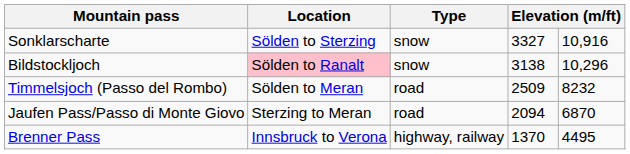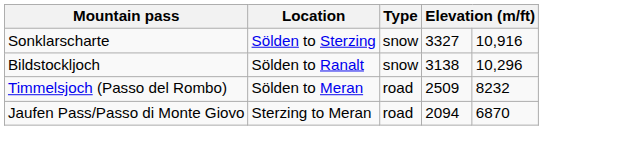(308, 64) pink background -> (308, 64) no background
- row: (54, 137)
